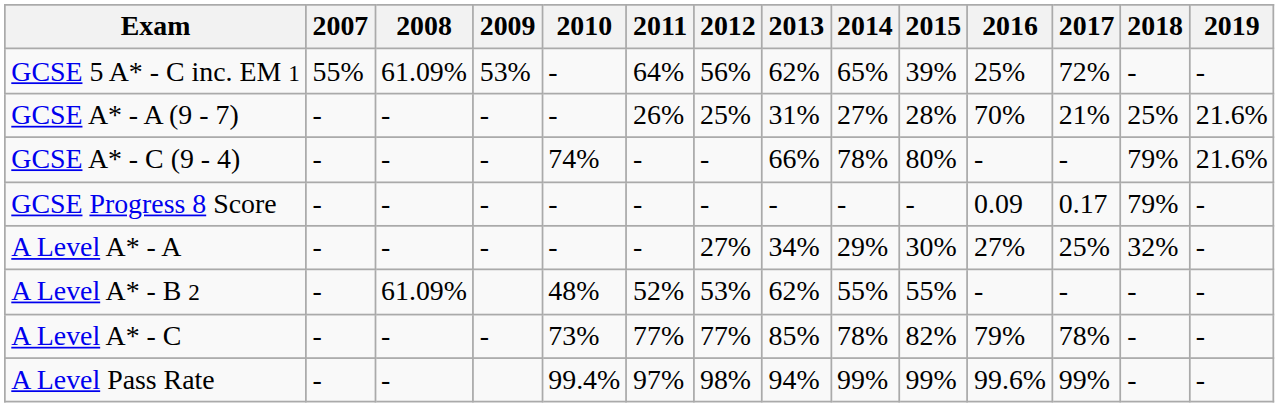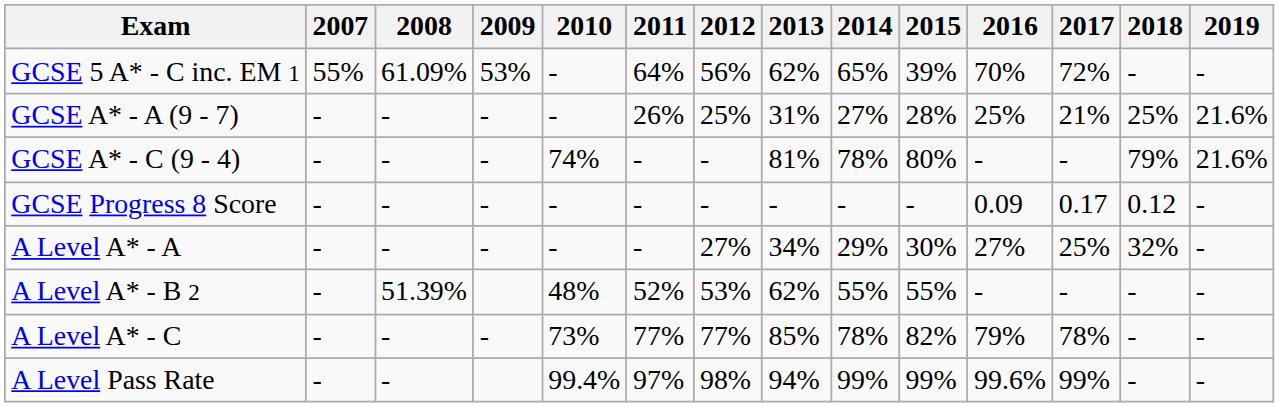(1000, 70) 25% -> (1000, 70) 70%
(1000, 114) 70% -> (1000, 114) 25%
(794, 159) 66% -> (794, 159) 81%
(1153, 203) 79% -> (1152, 203) 0.12
(424, 291) 61.09% -> (424, 291) 51.39%
